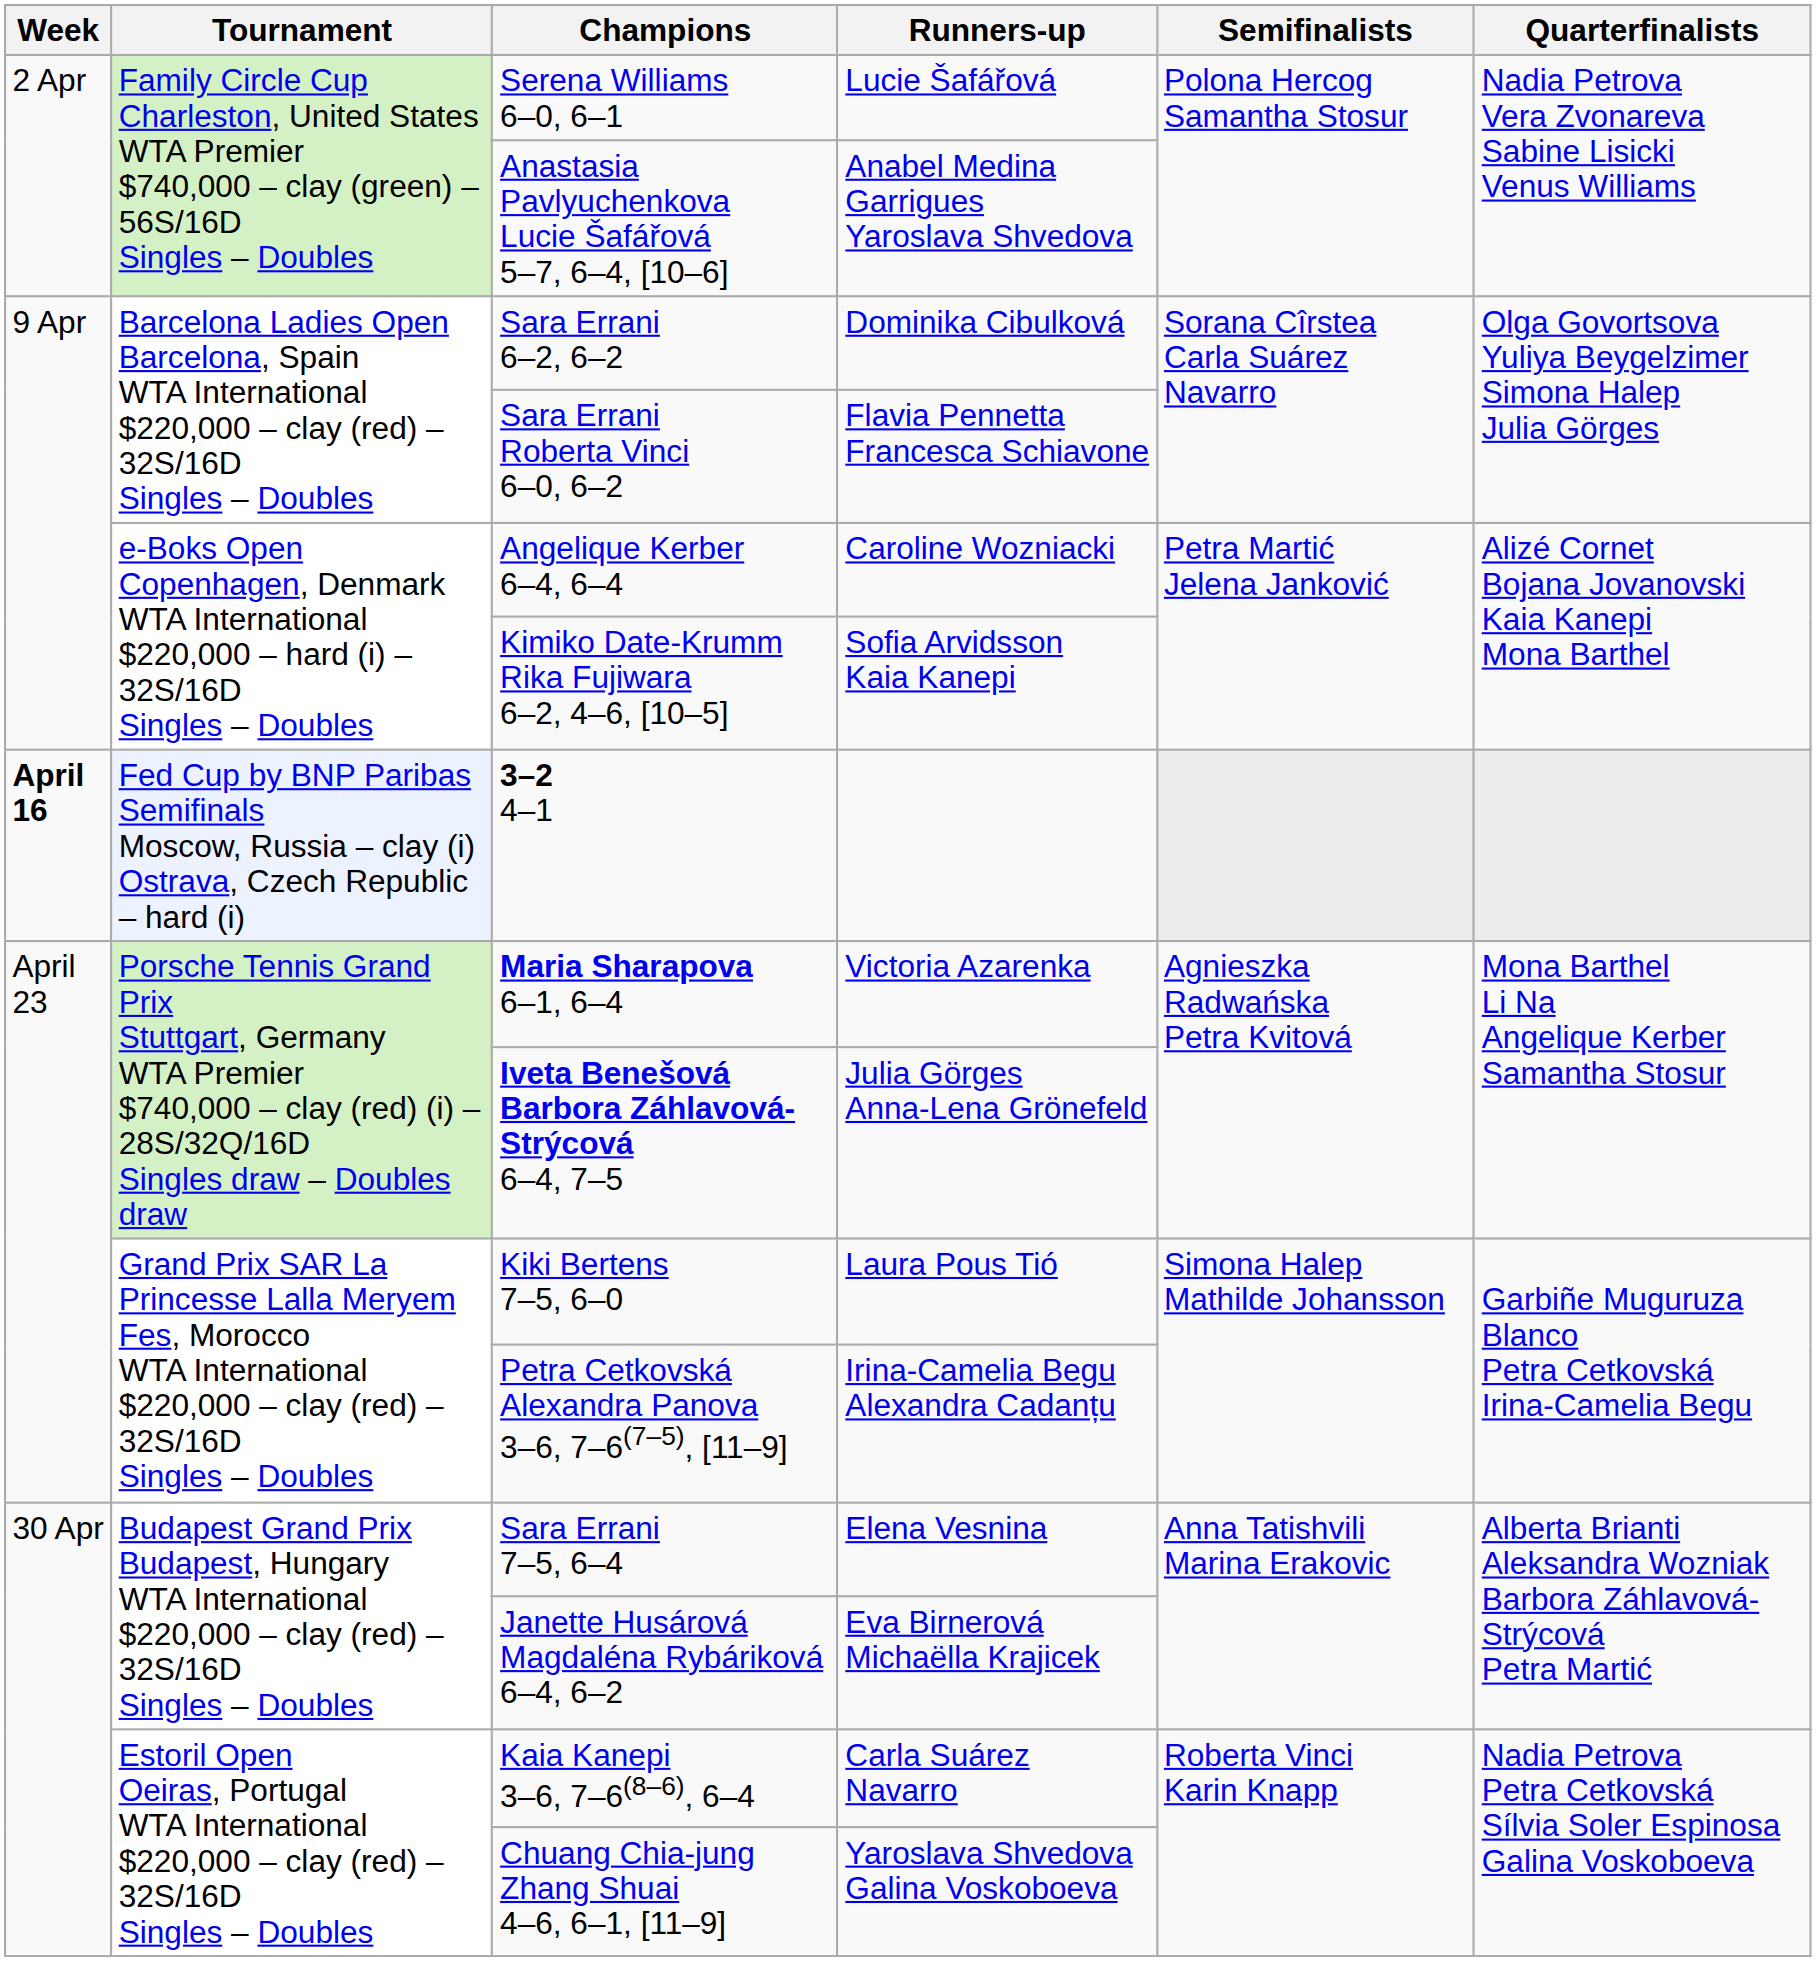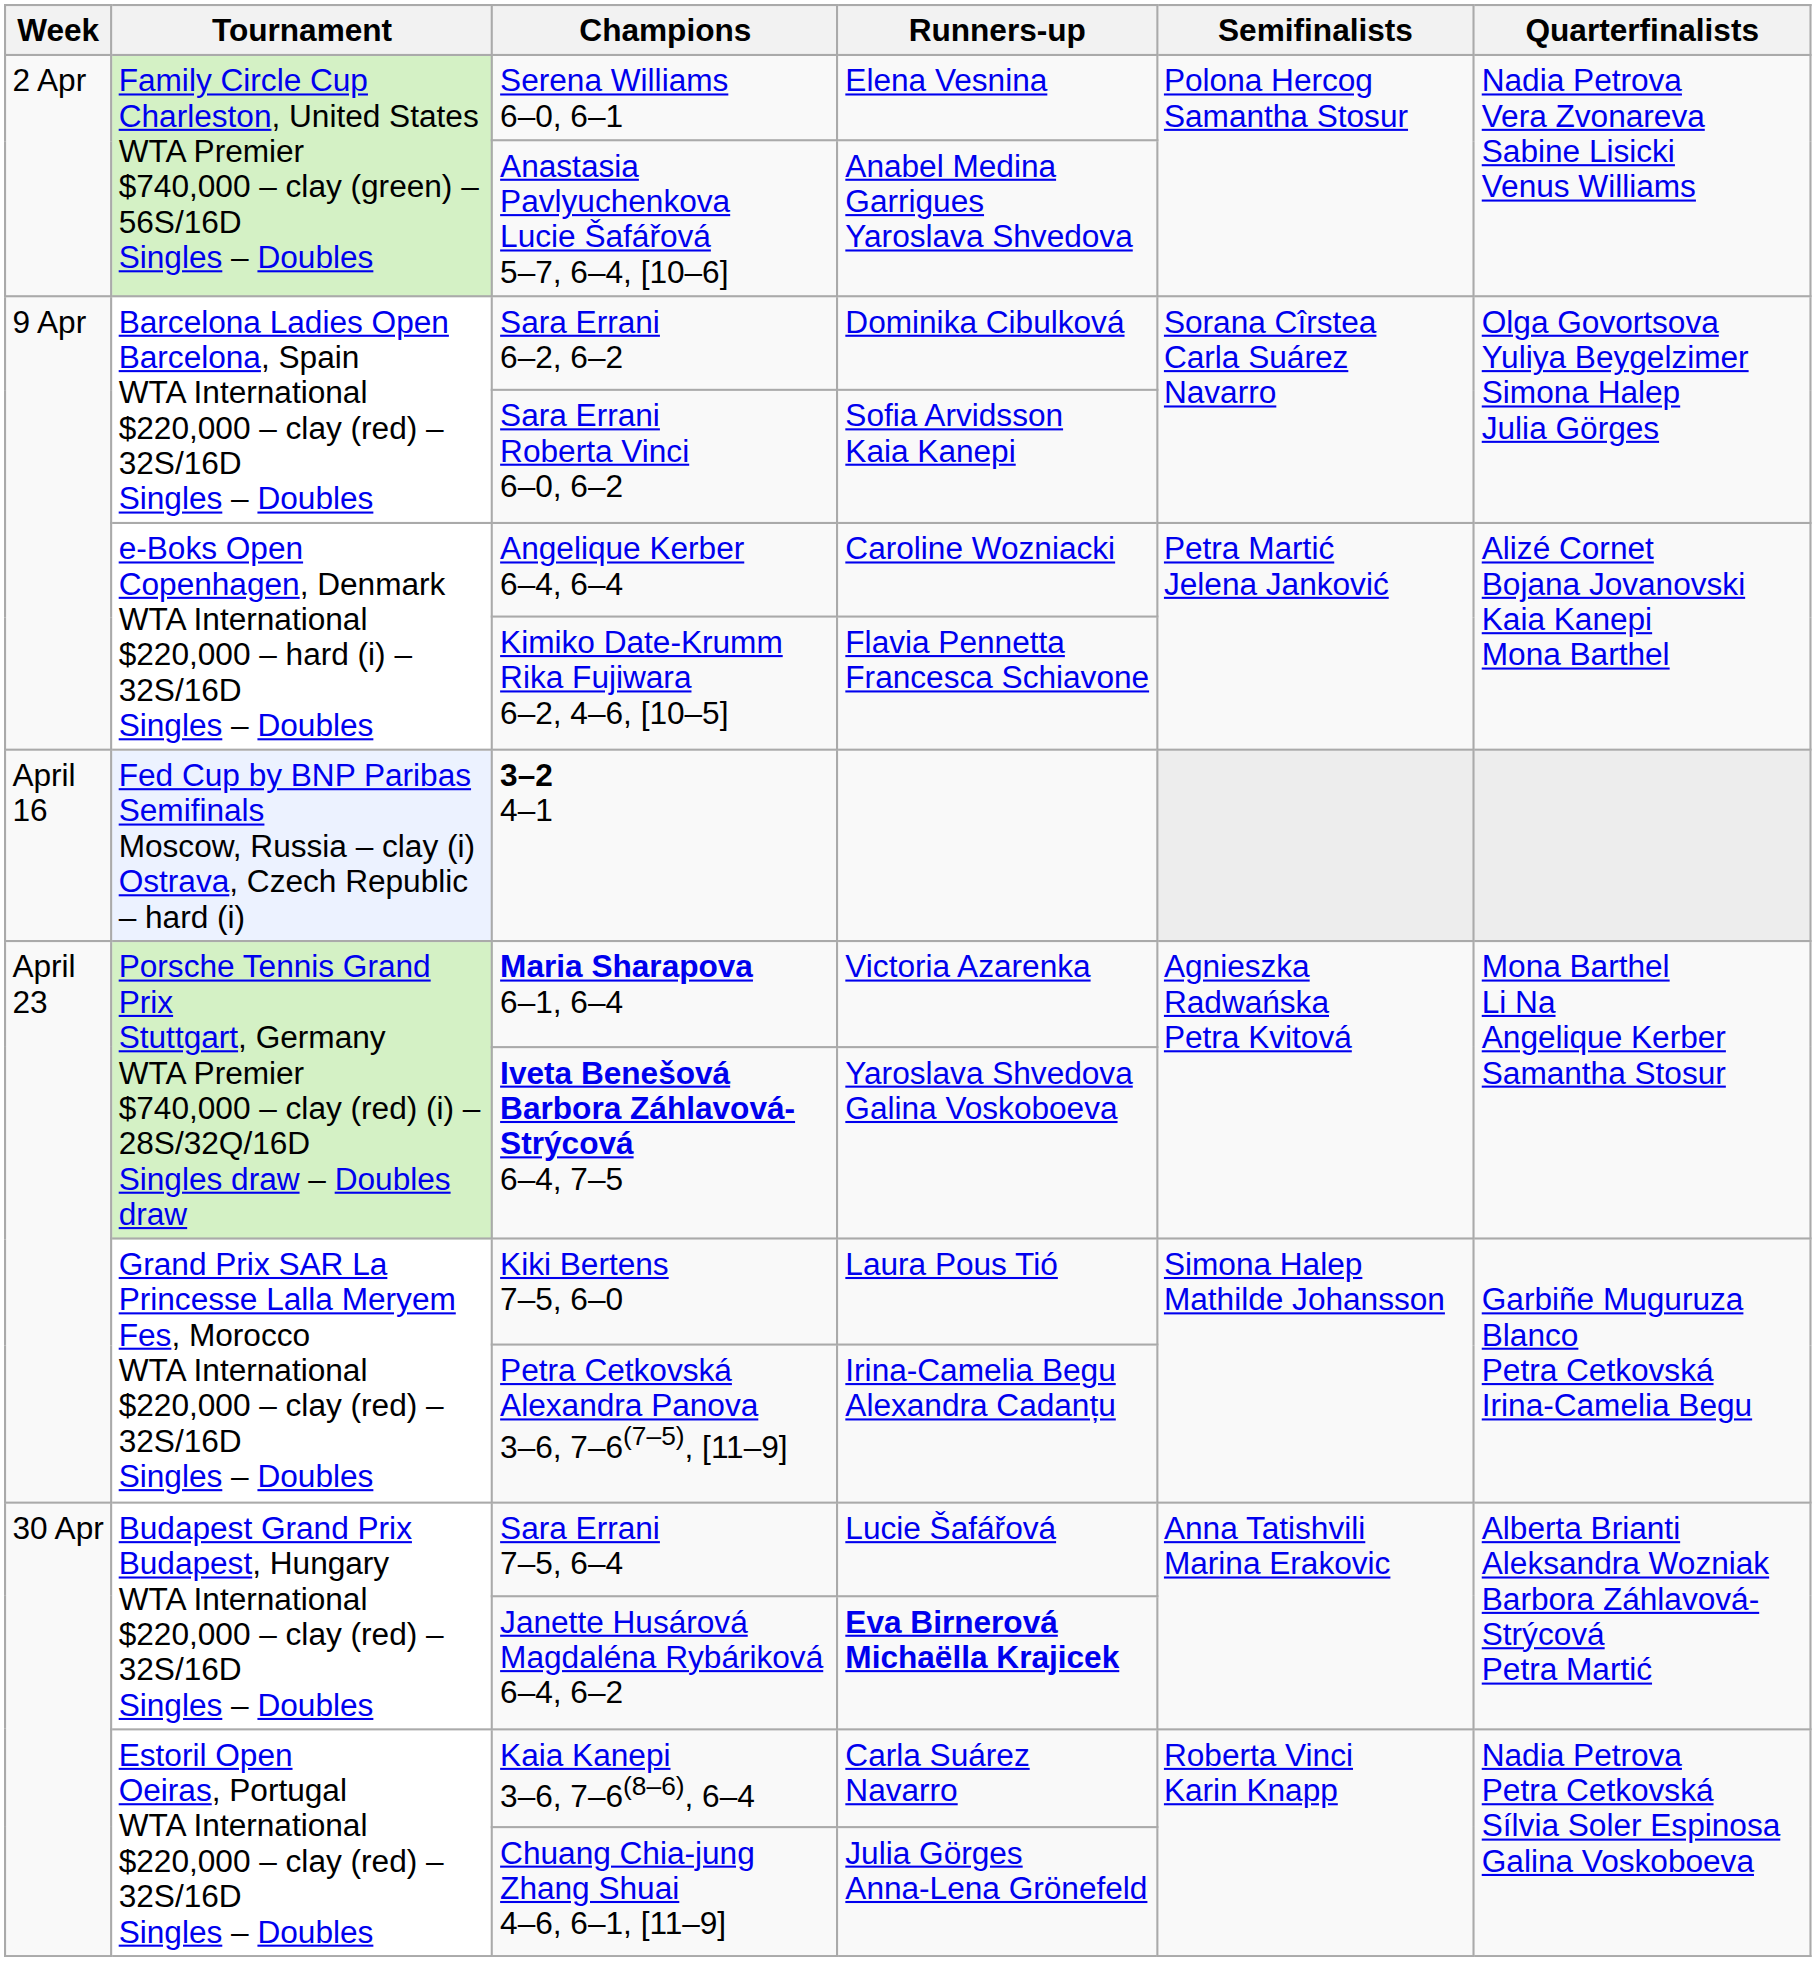(951, 80) Lucie Šafářová -> (946, 80) Elena Vesnina
(997, 433) Flavia Pennetta Francesca Schiavone -> (954, 433) Sofia Arvidsson Kaia Kanepi
(954, 660) Sofia Arvidsson Kaia Kanepi -> (997, 660) Flavia Pennetta Francesca Schiavone
(48, 793) bold -> (44, 793) normal
(996, 1090) Julia Görges Anna-Lena Grönefeld -> (989, 1090) Yaroslava Shvedova Galina Voskoboeva
(946, 1527) Elena Vesnina -> (951, 1527) Lucie Šafářová
(973, 1638) normal -> (982, 1638) bold
(989, 1869) Yaroslava Shvedova Galina Voskoboeva -> (996, 1869) Julia Görges Anna-Lena Grönefeld
